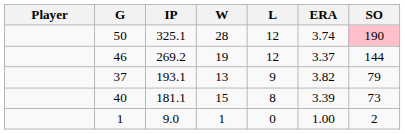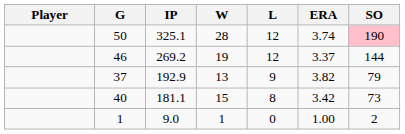(171, 77) 193.1 -> (171, 77) 192.9
(323, 98) 3.39 -> (323, 98) 3.42
